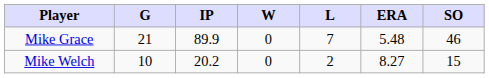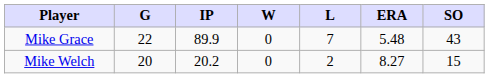(145, 38) 21 -> (145, 38) 22
(454, 38) 46 -> (454, 38) 43
(145, 61) 10 -> (145, 61) 20
